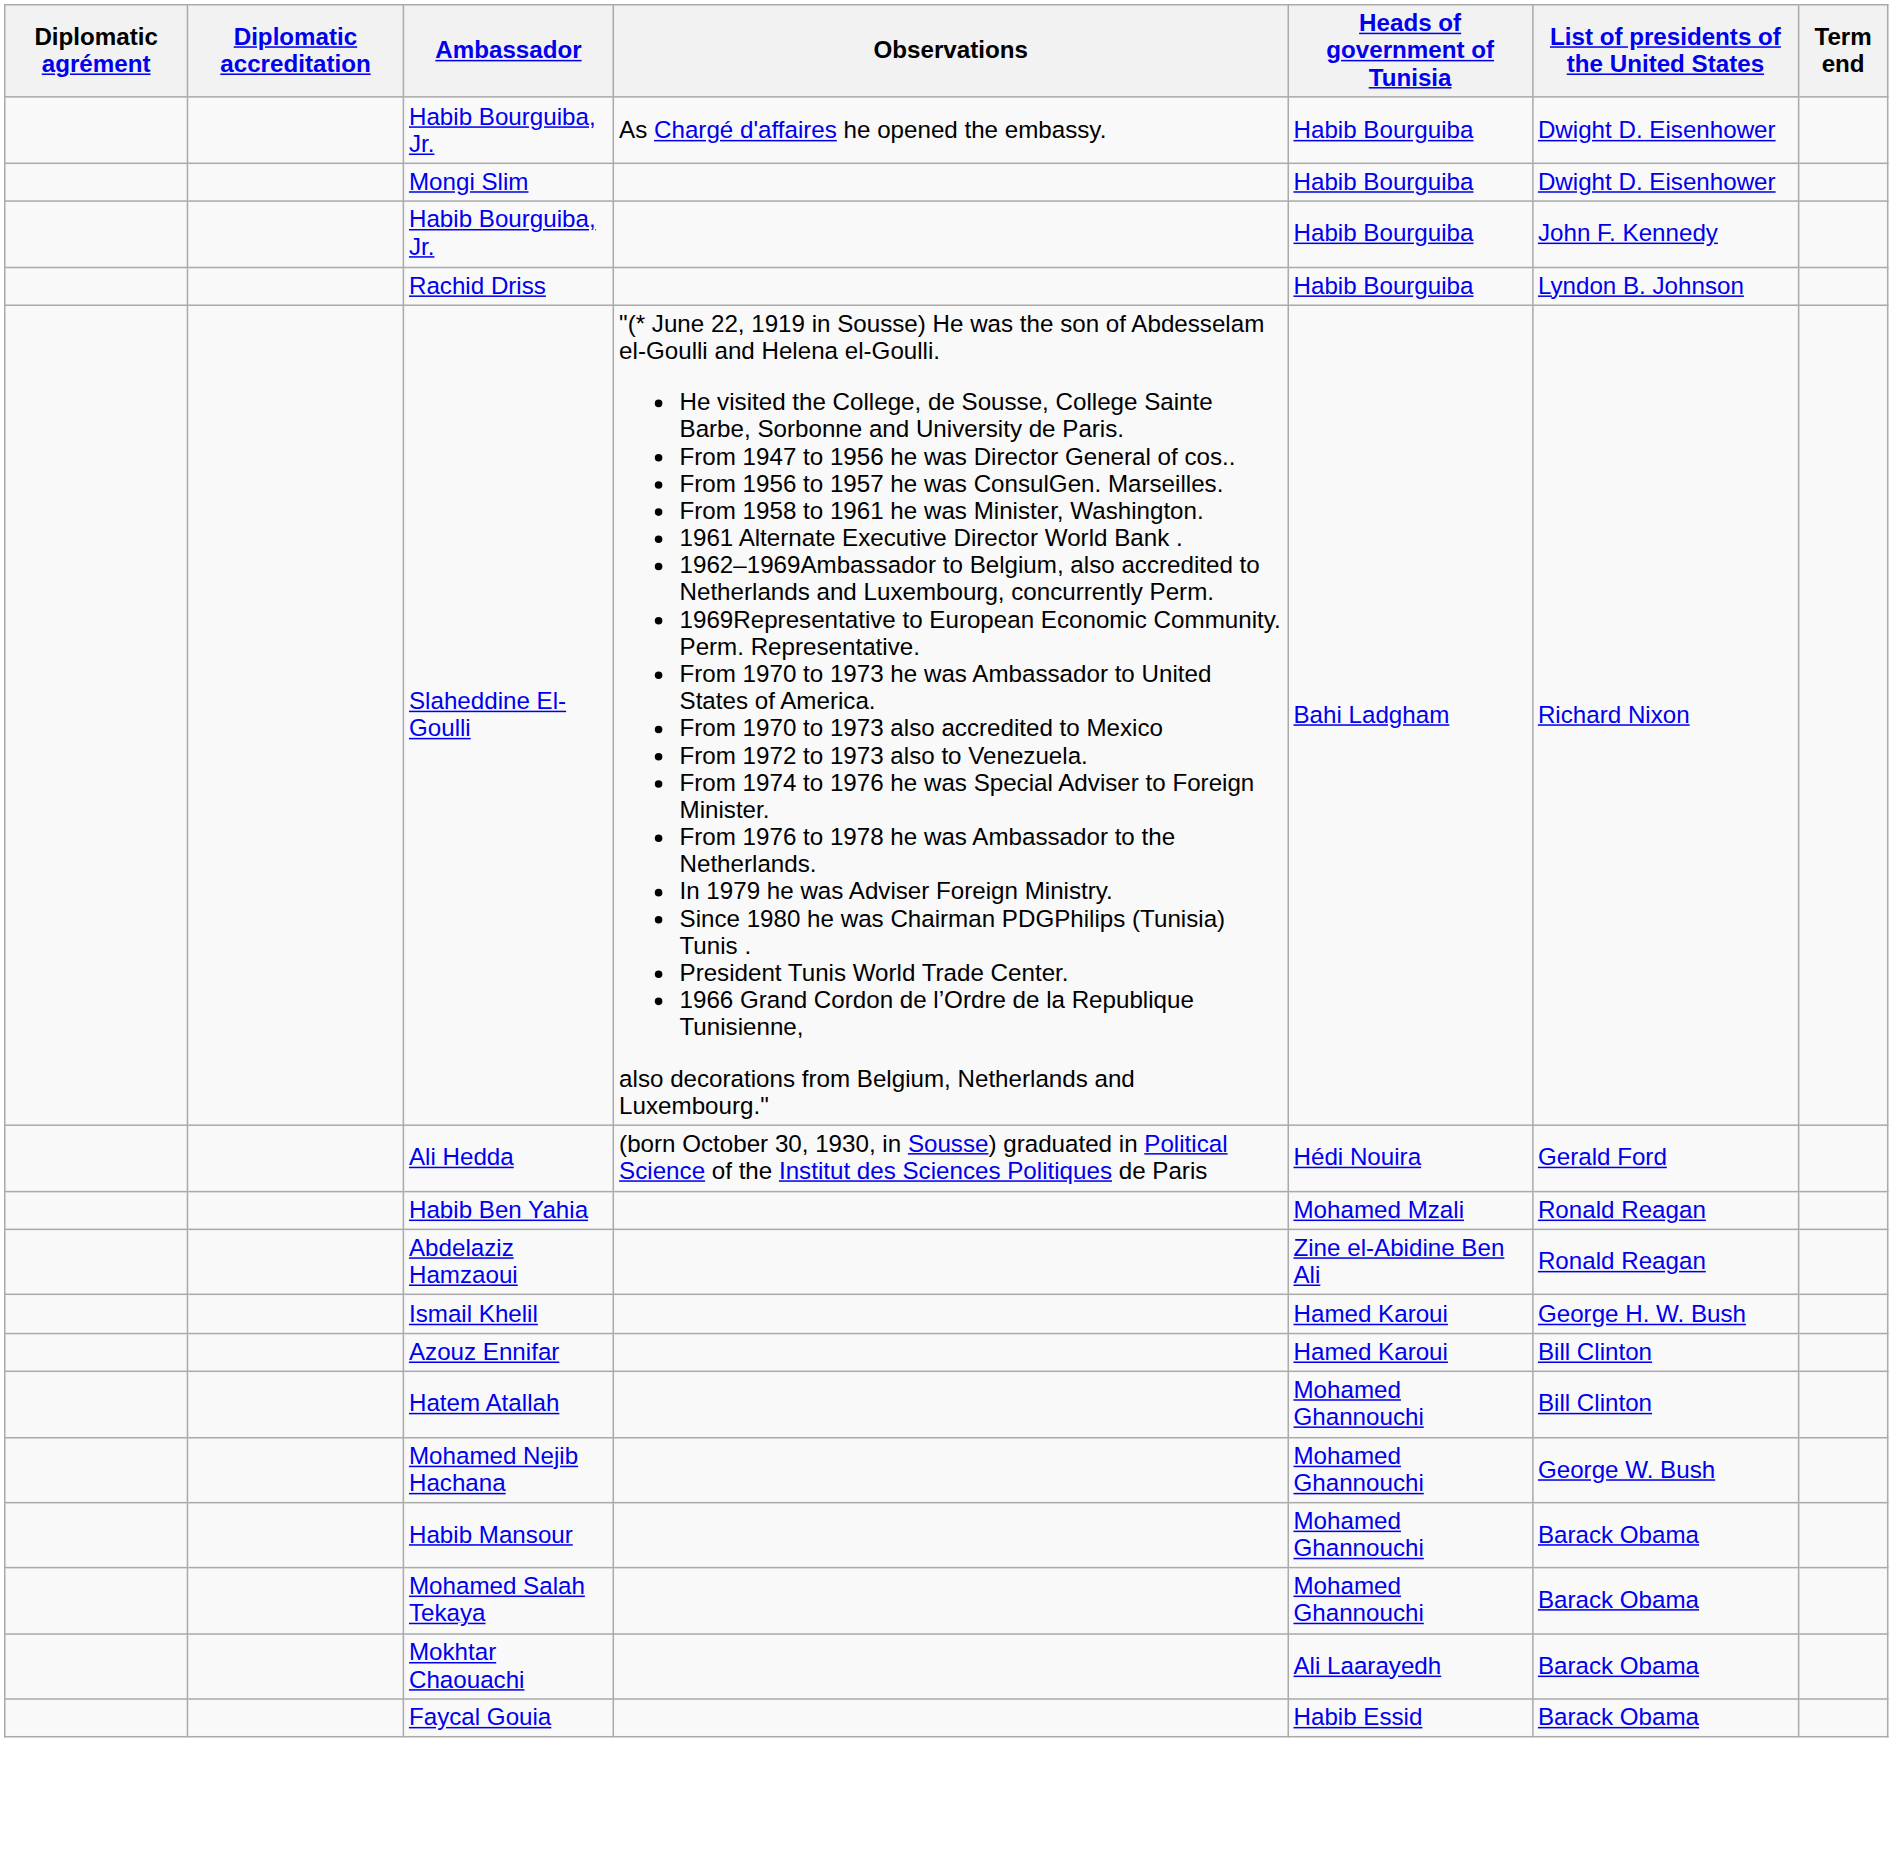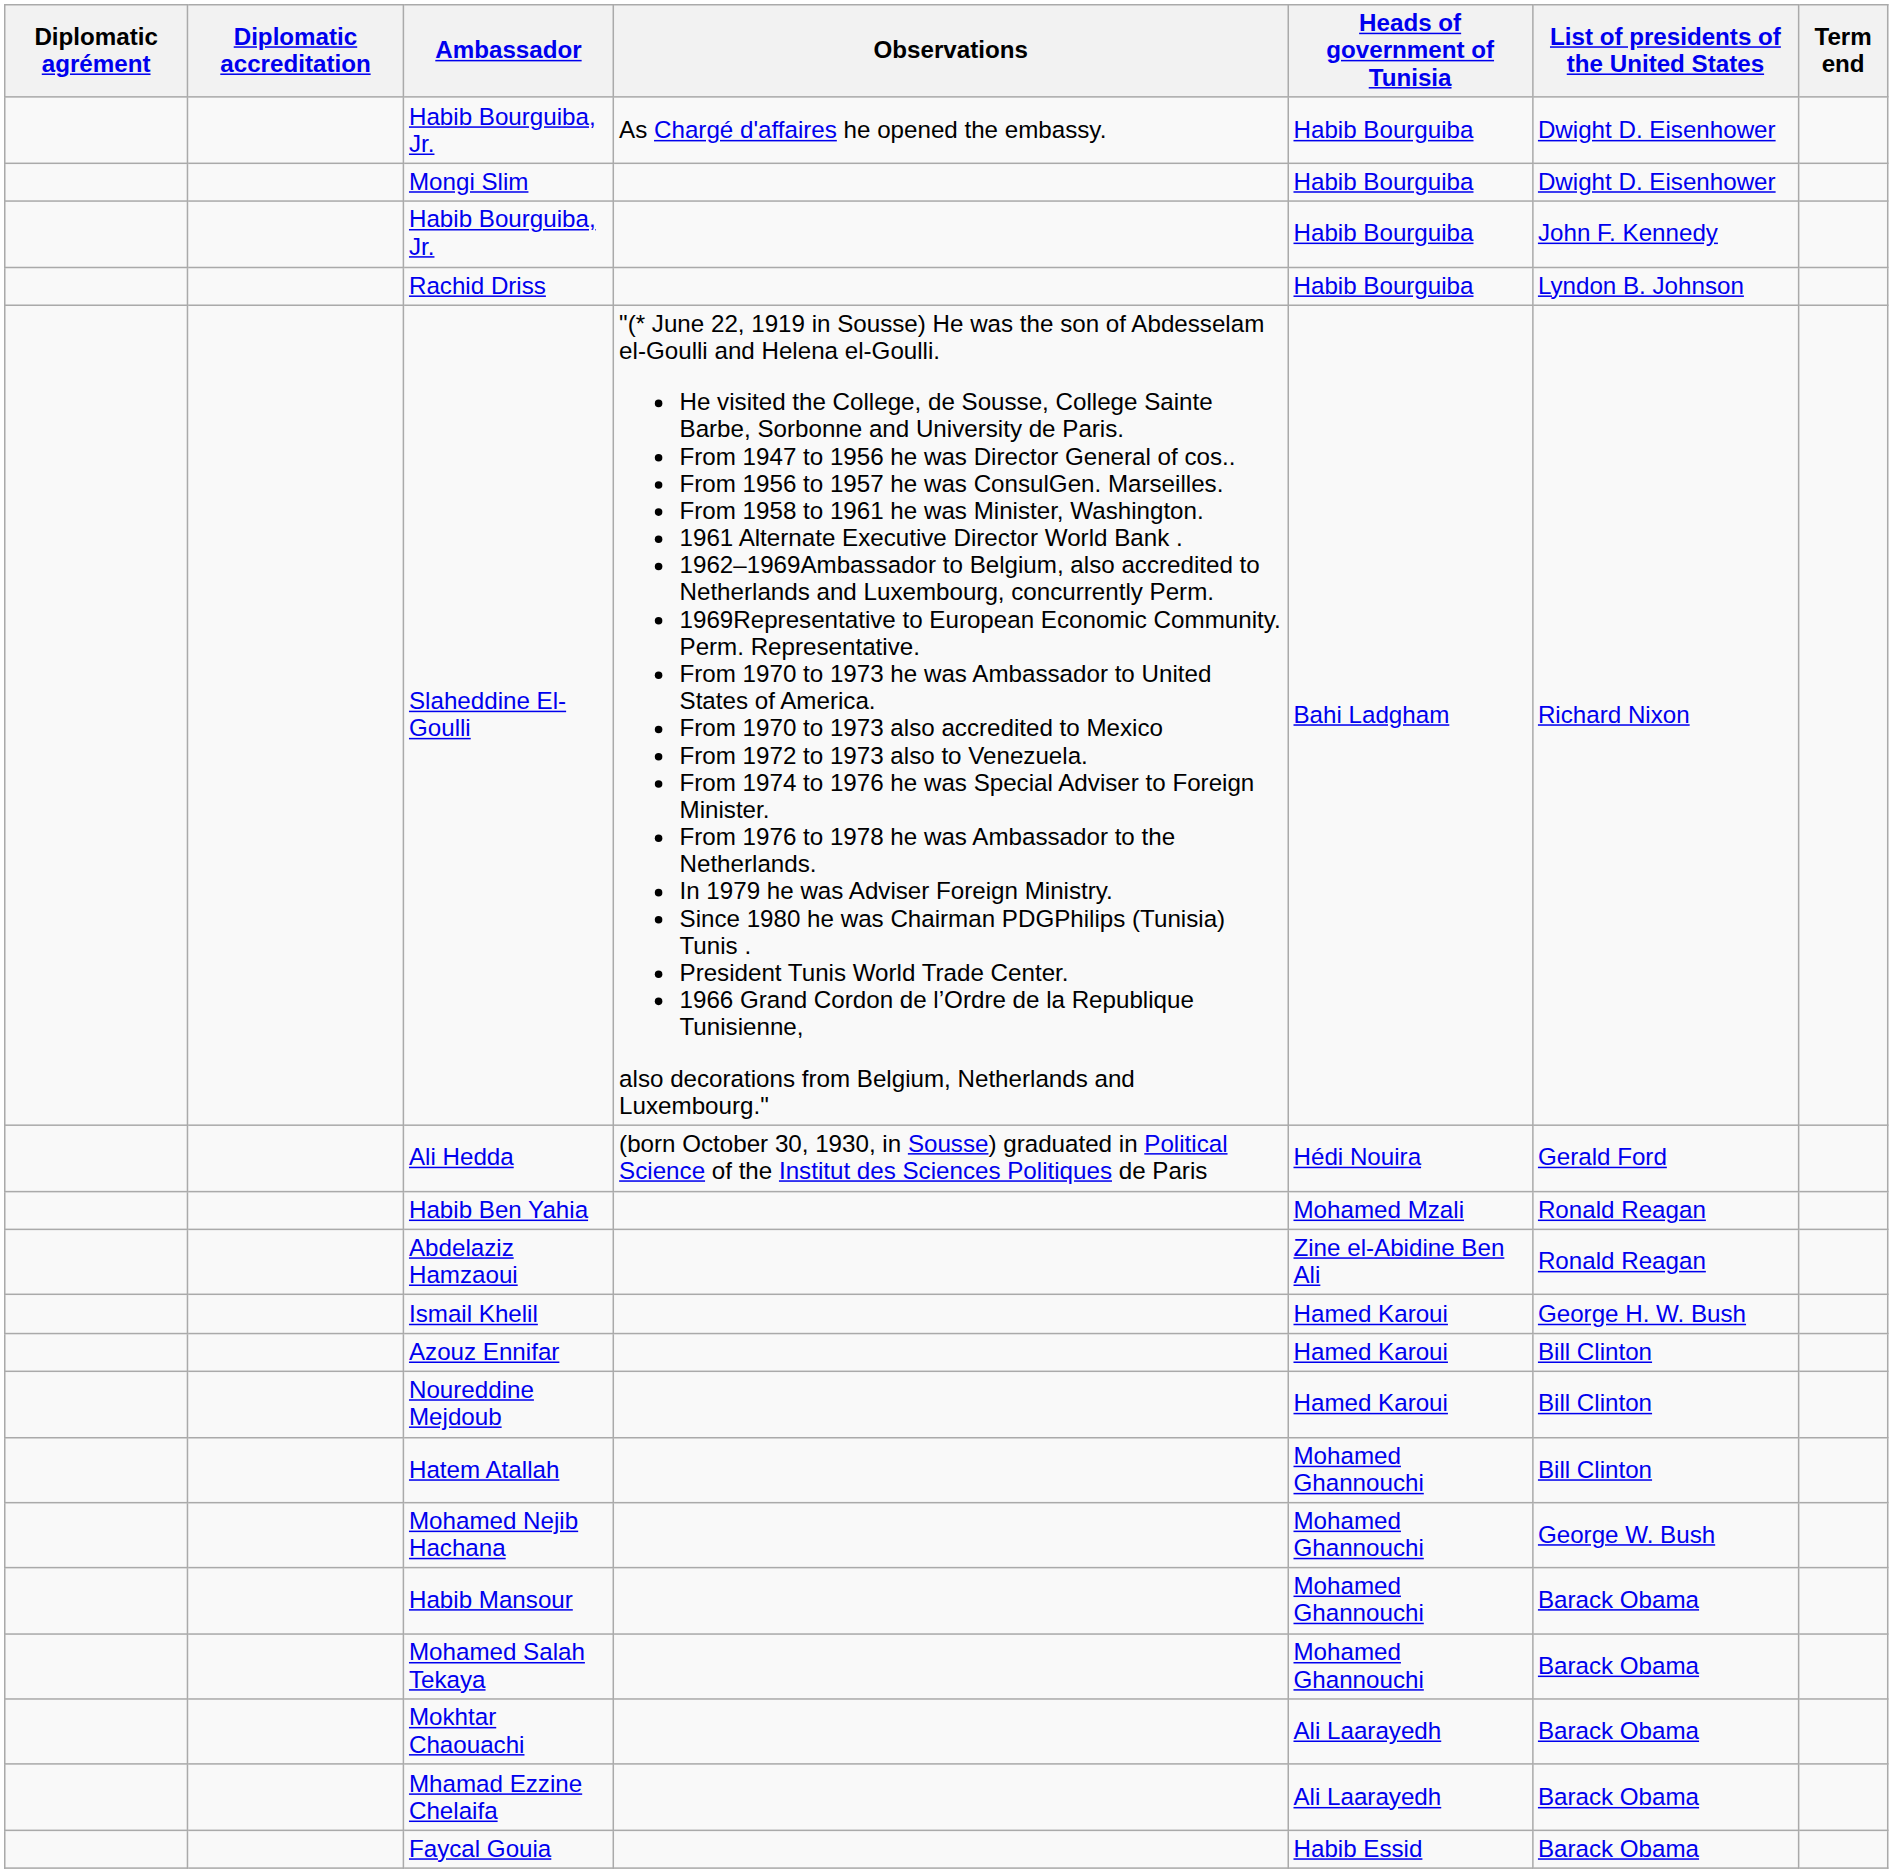+ row: (471, 1403)
+ row: (496, 1796)
